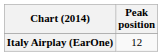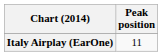(137, 42) 12 -> (137, 42) 11
